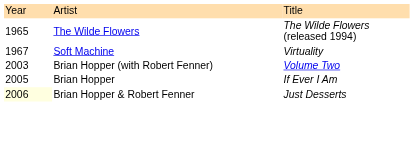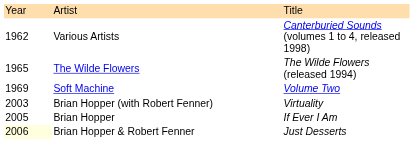+ row: (86, 37)
(17, 51) 1967 -> (17, 89) 1969
(303, 51) Virtuality -> (312, 89) Volume Two
(312, 65) Volume Two -> (303, 103) Virtuality
